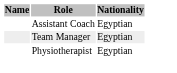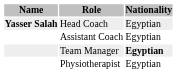+ row: (84, 23)
(115, 37) normal -> (145, 50) bold
